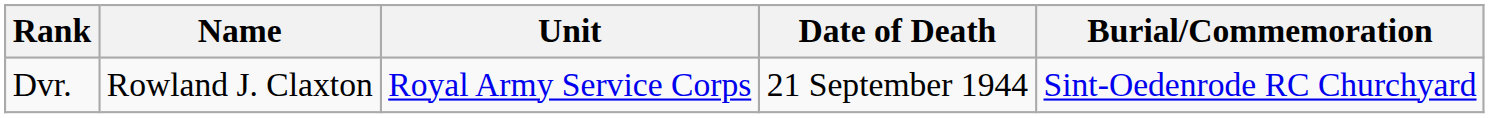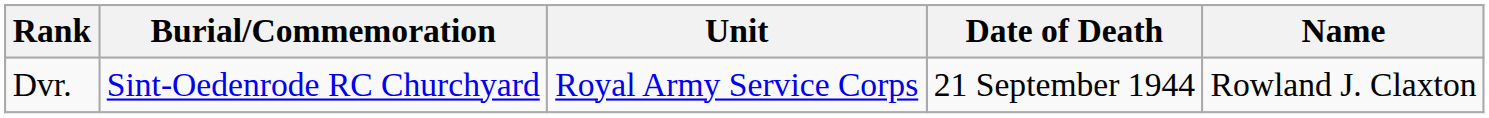columns swapped: (240, 31) <-> (1260, 31)
